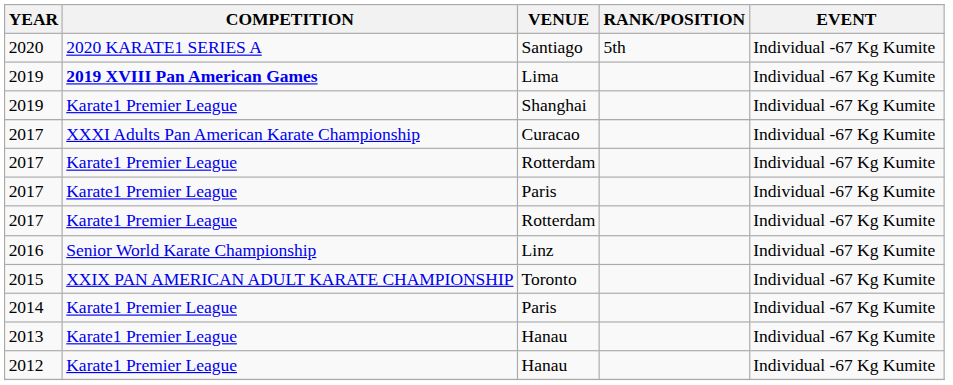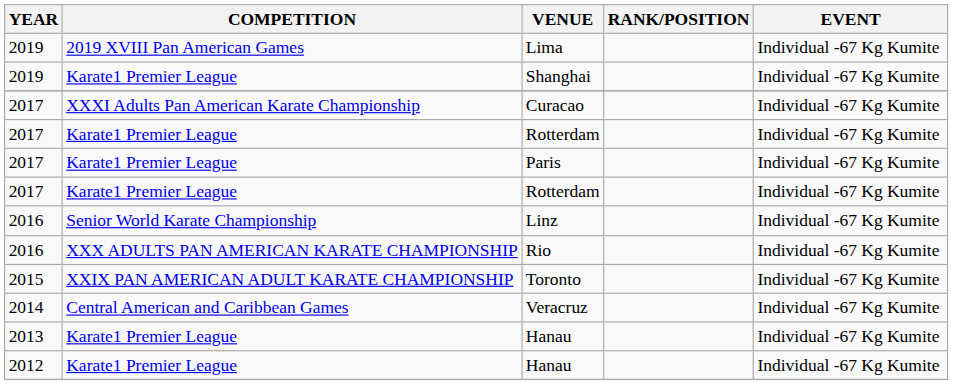- row: (26, 47)
(192, 76) bold -> (185, 47) normal
+ row: (26, 249)
+ row: (26, 307)
- row: (26, 307)
